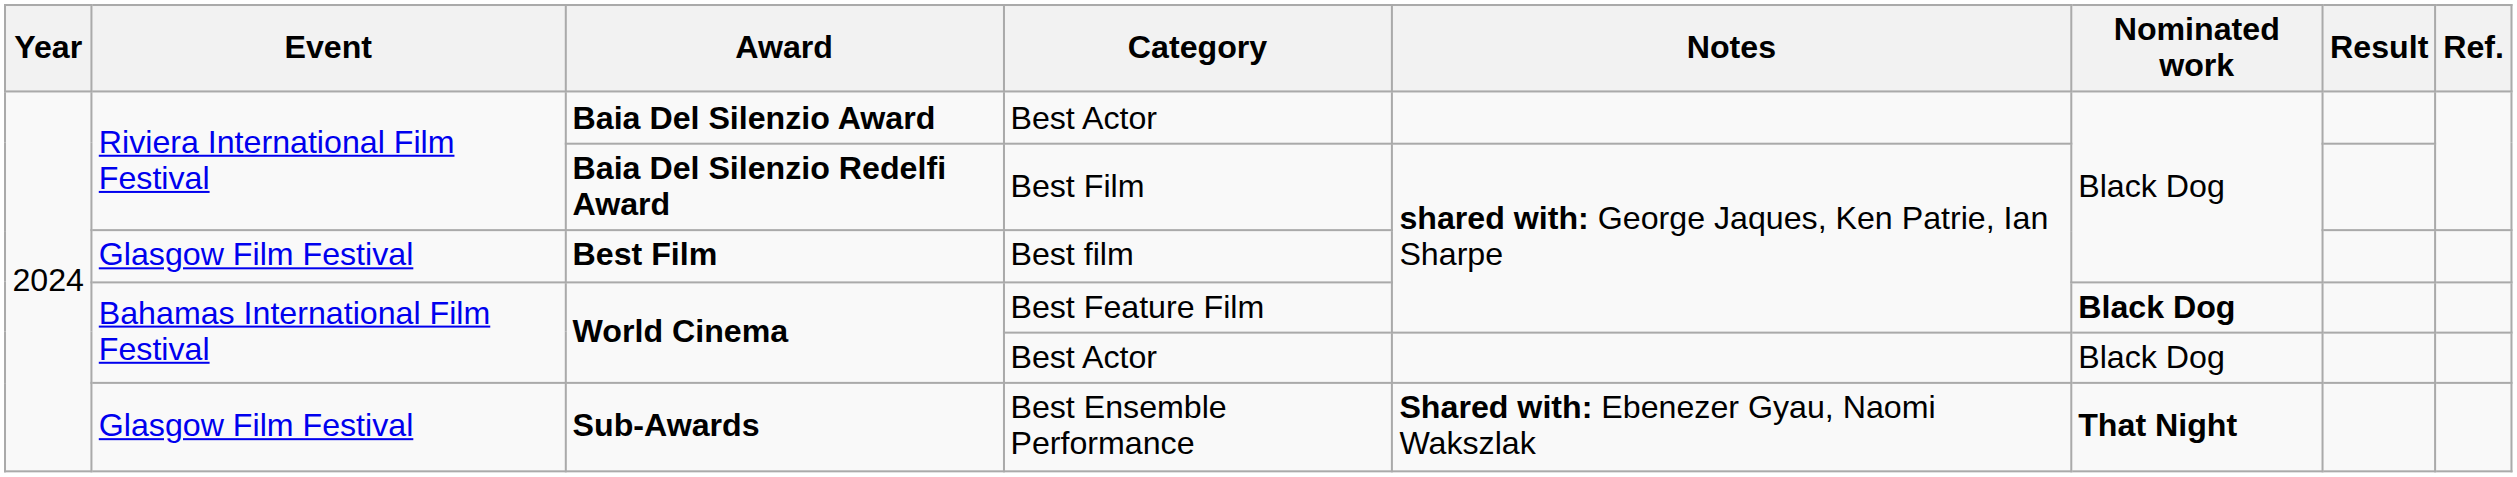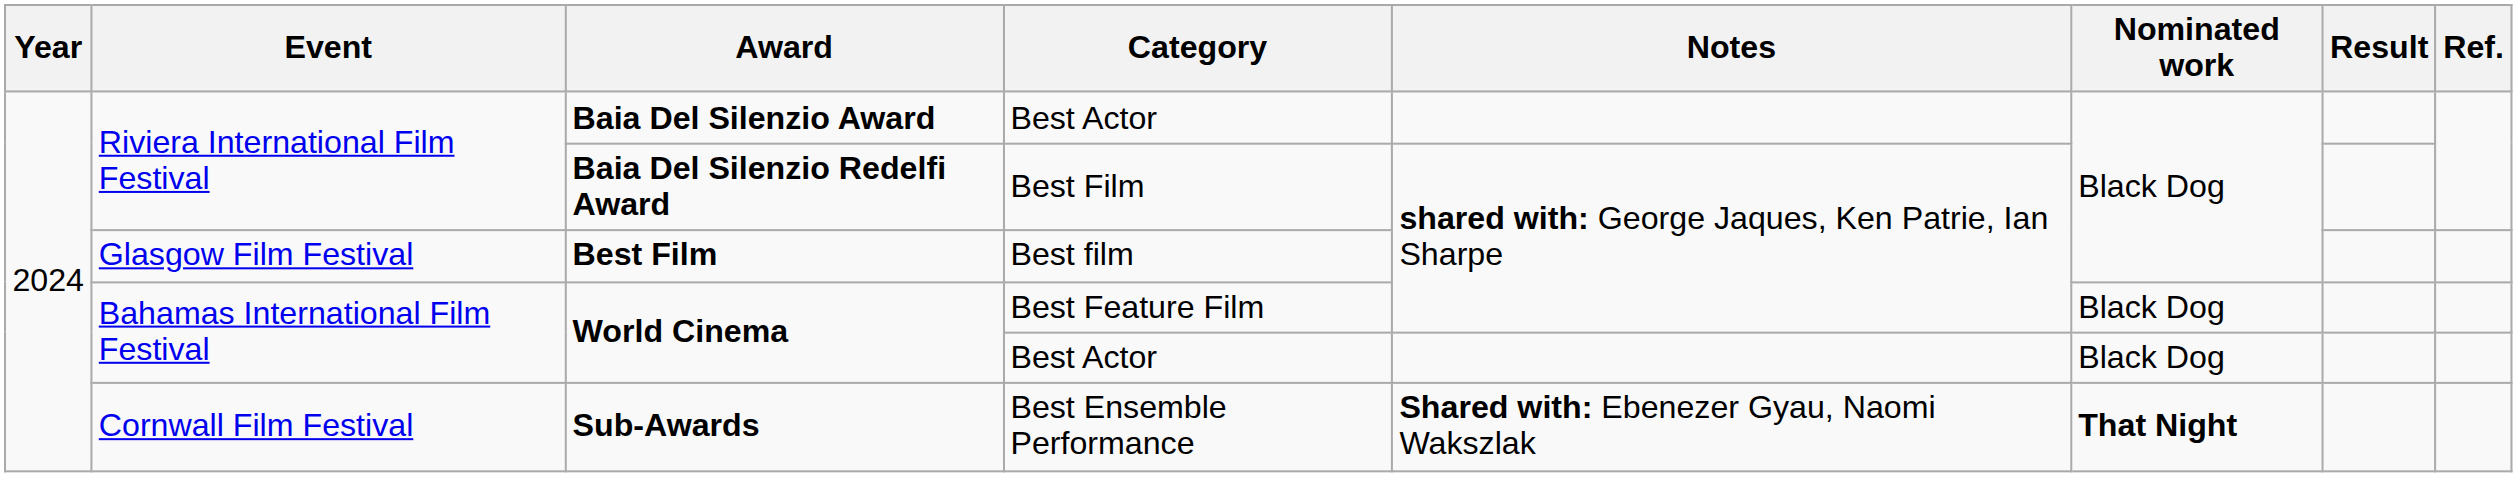(2157, 306) bold -> (2152, 306) normal
(256, 426) Glasgow Film Festival -> (256, 426) Cornwall Film Festival
